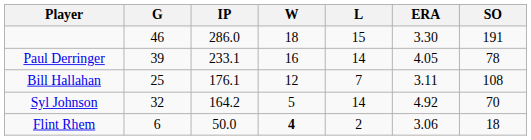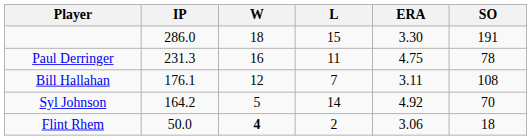- column: (157, 15)
(224, 59) 233.1 -> (180, 59) 231.3
(359, 59) 14 -> (334, 59) 11
(426, 59) 4.05 -> (411, 59) 4.75
